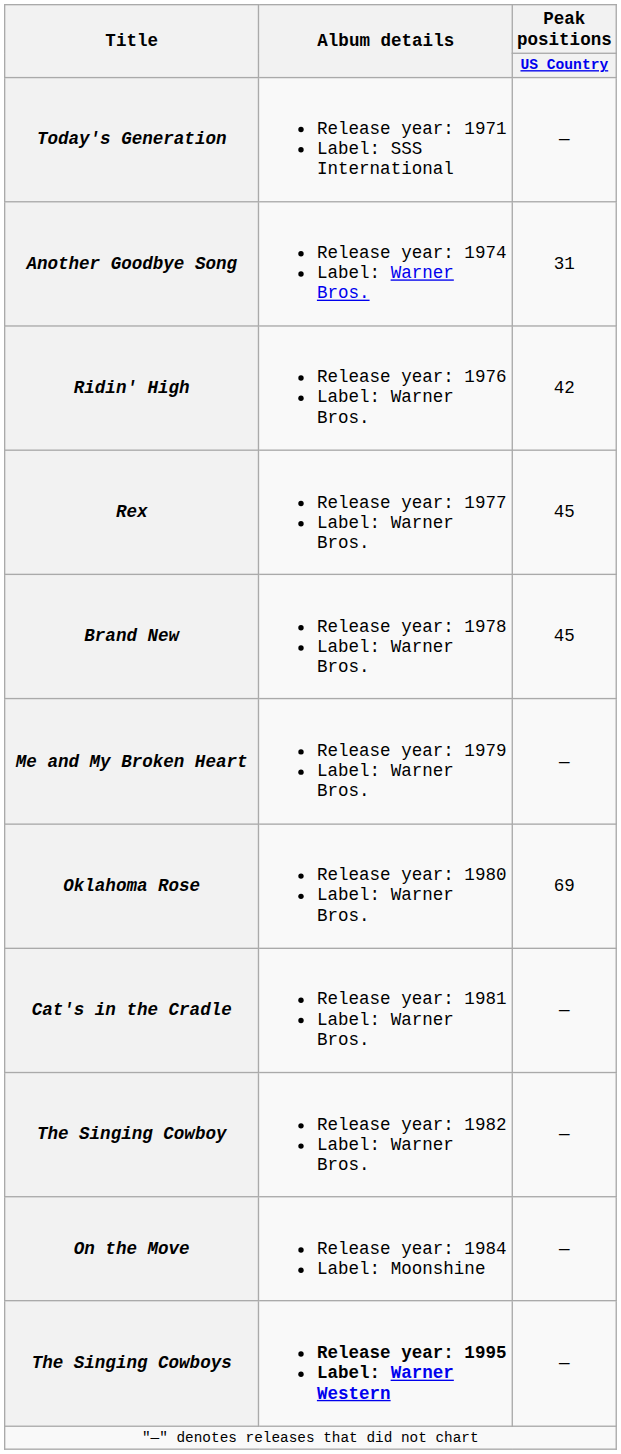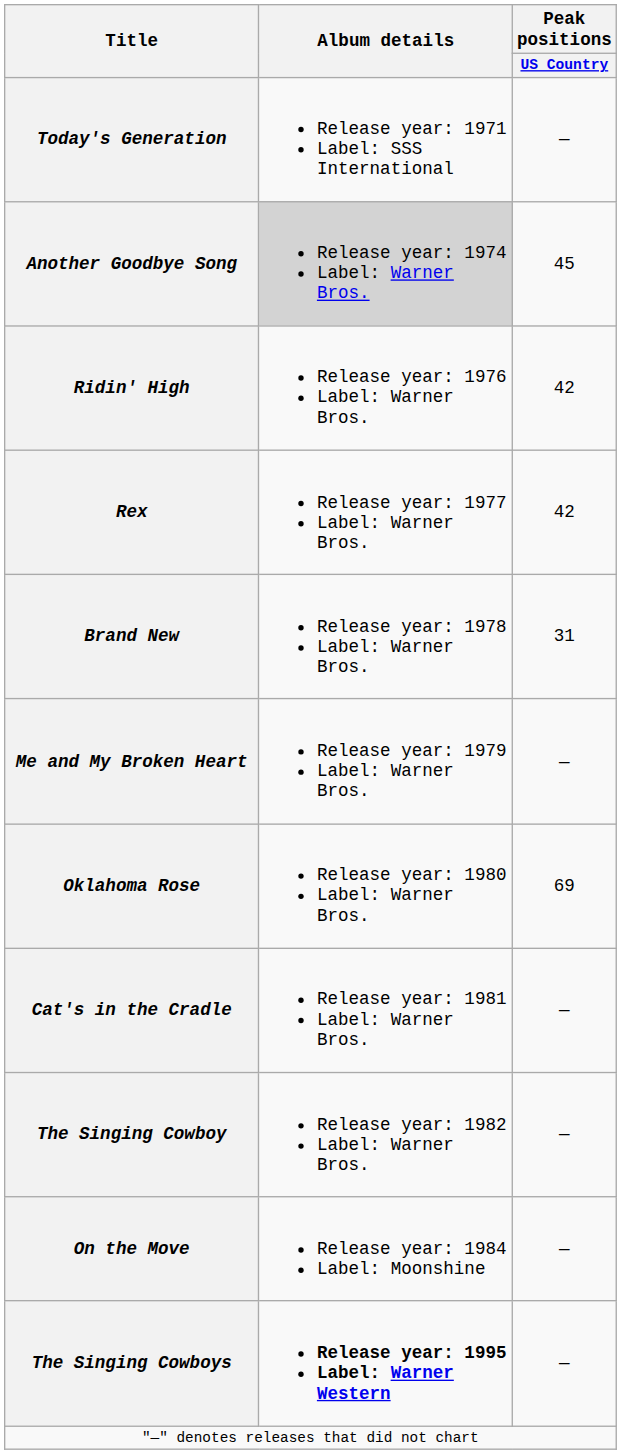(386, 274) no background -> (386, 274) lightgrey background
(564, 264) 31 -> (564, 264) 45
(564, 512) 45 -> (564, 512) 42
(564, 637) 45 -> (564, 637) 31
